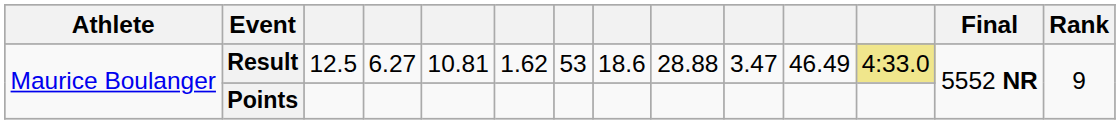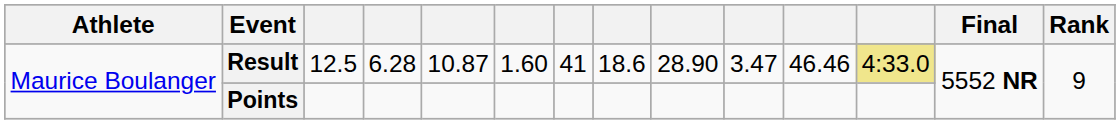(392, 63) 6.27 -> (392, 63) 6.28
(458, 63) 10.81 -> (458, 63) 10.87
(524, 63) 1.62 -> (524, 63) 1.60
(573, 63) 53 -> (573, 63) 41
(688, 63) 28.88 -> (688, 63) 28.90
(820, 63) 46.49 -> (820, 63) 46.46
